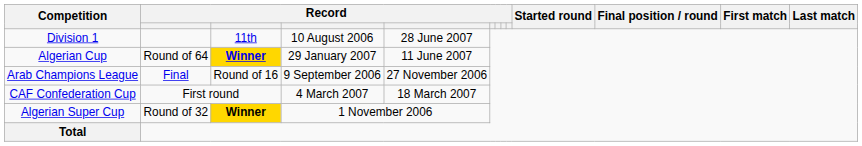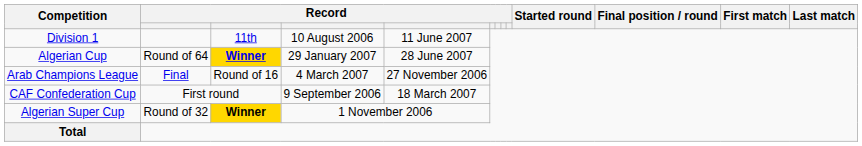(437, 38) 28 June 2007 -> (437, 38) 11 June 2007
(437, 56) 11 June 2007 -> (437, 56) 28 June 2007
(332, 75) 9 September 2006 -> (332, 75) 4 March 2007
(332, 94) 4 March 2007 -> (332, 94) 9 September 2006
